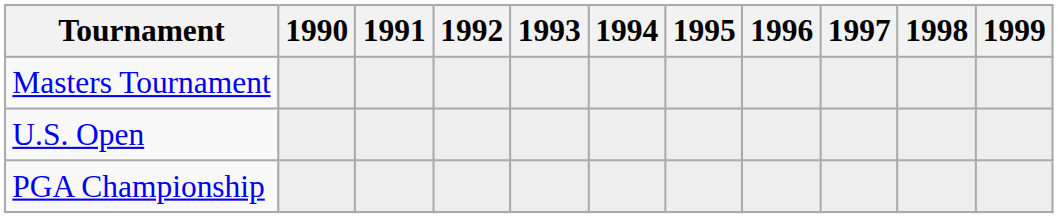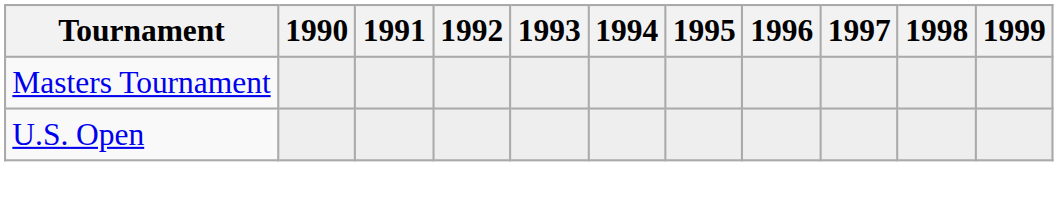- row: (139, 186)
